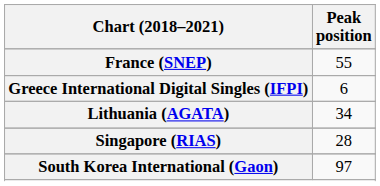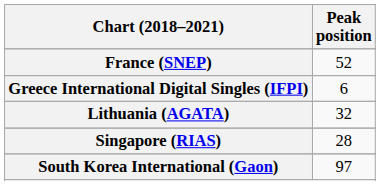(344, 62) 55 -> (344, 62) 52
(344, 114) 34 -> (344, 114) 32
